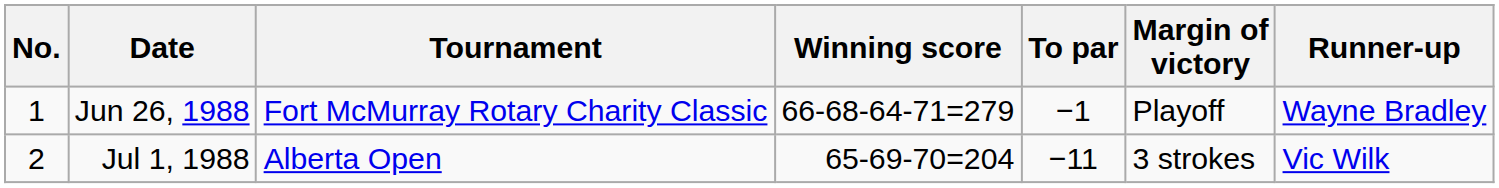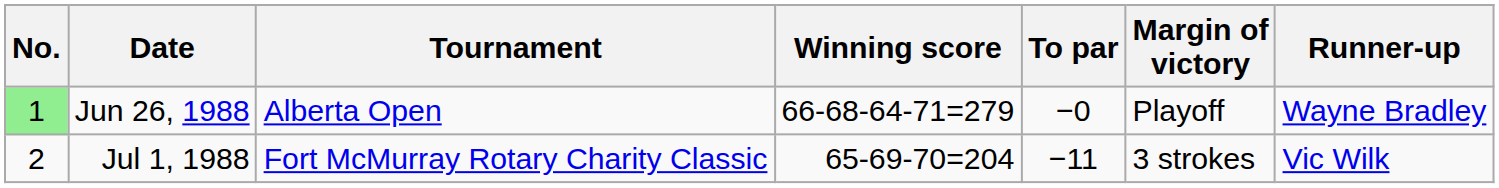(36, 111) no background -> (36, 111) lightgreen background
(516, 111) Fort McMurray Rotary Charity Classic -> (353, 111) Alberta Open
(1073, 111) −1 -> (1073, 111) −0
(353, 159) Alberta Open -> (516, 159) Fort McMurray Rotary Charity Classic
